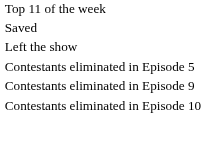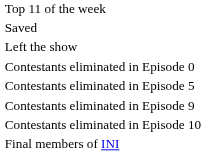+ row: (100, 66)
+ row: (62, 144)
